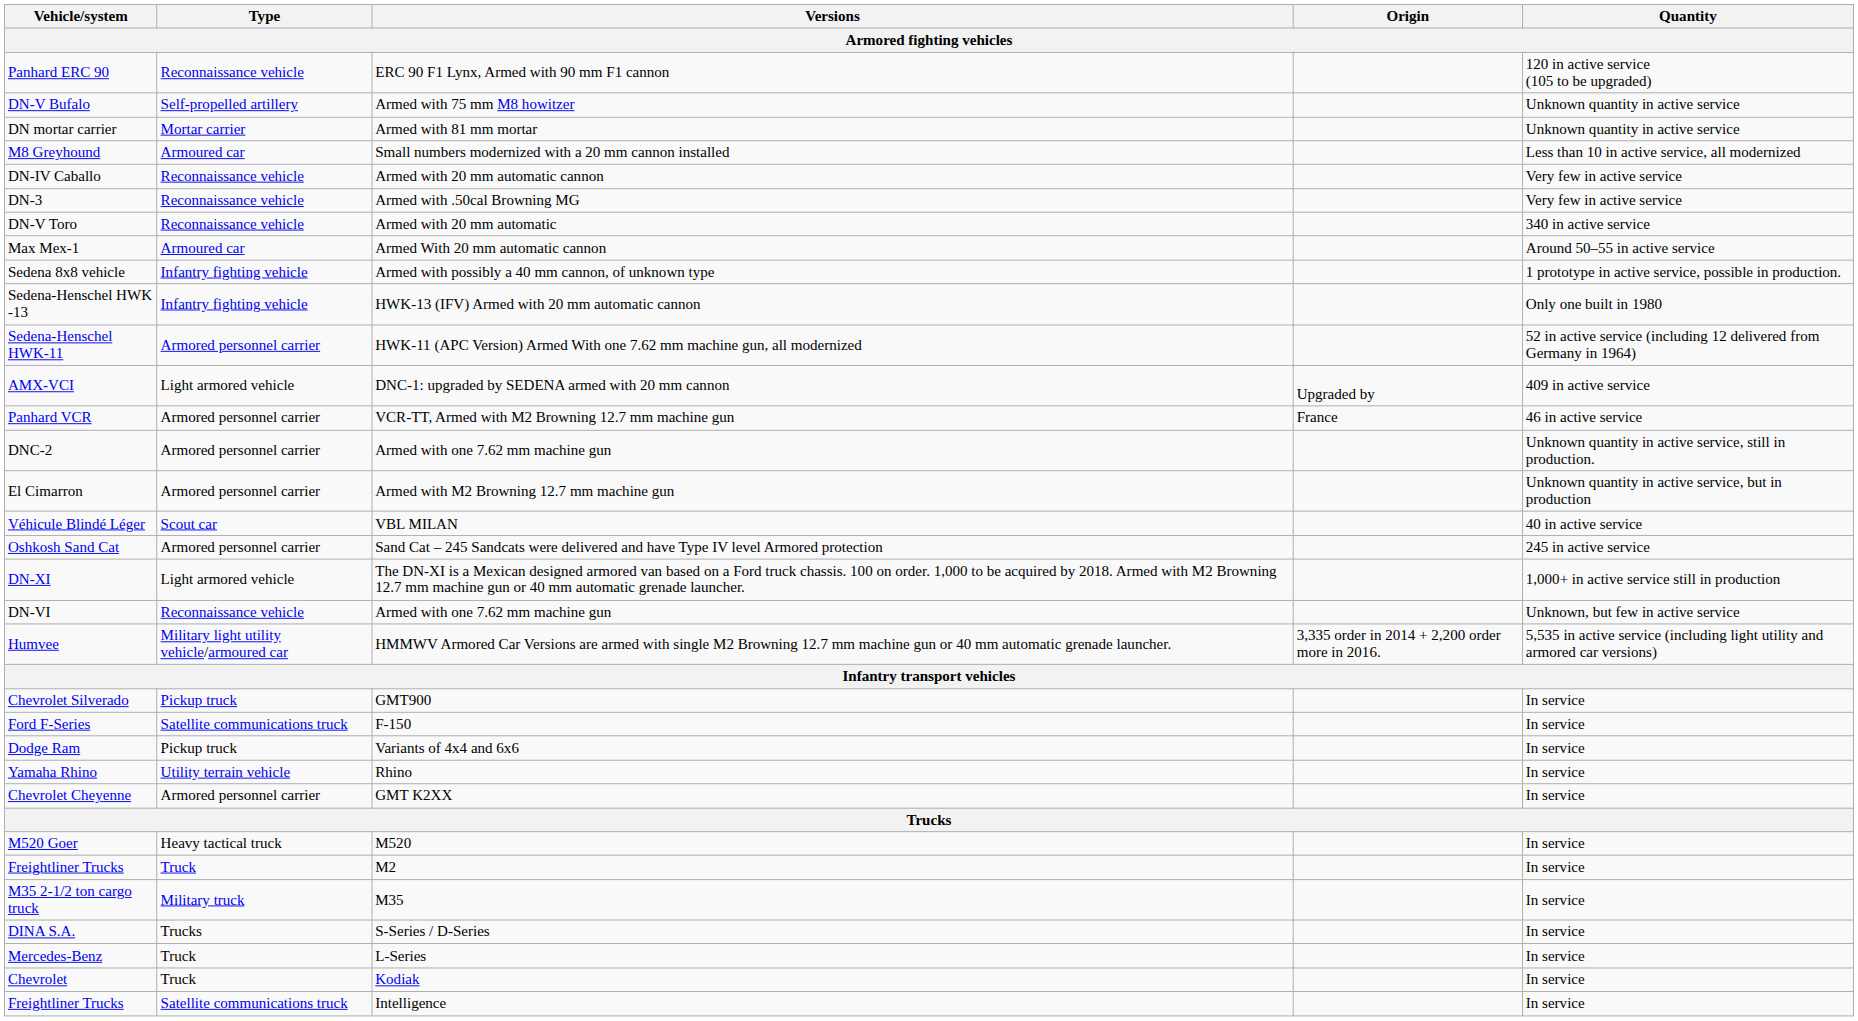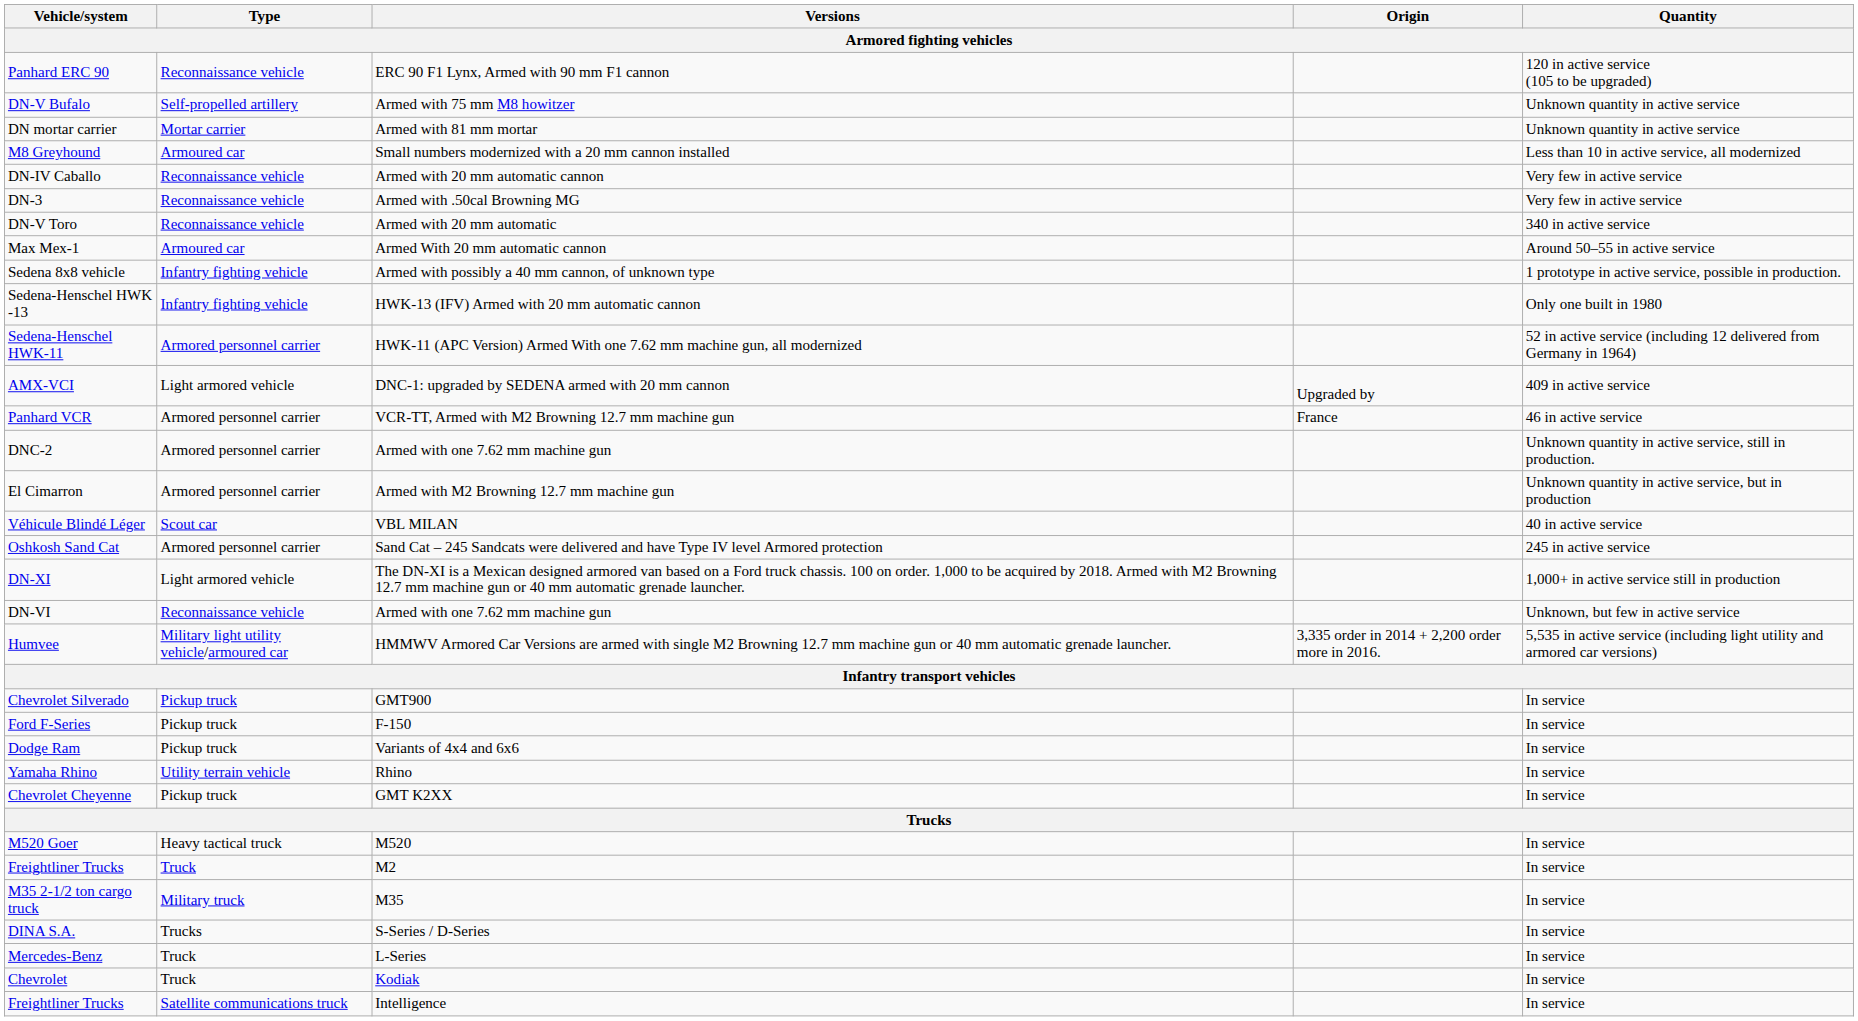(254, 724) Satellite communications truck -> (199, 724) Pickup truck
(240, 795) Armored personnel carrier -> (199, 795) Pickup truck
